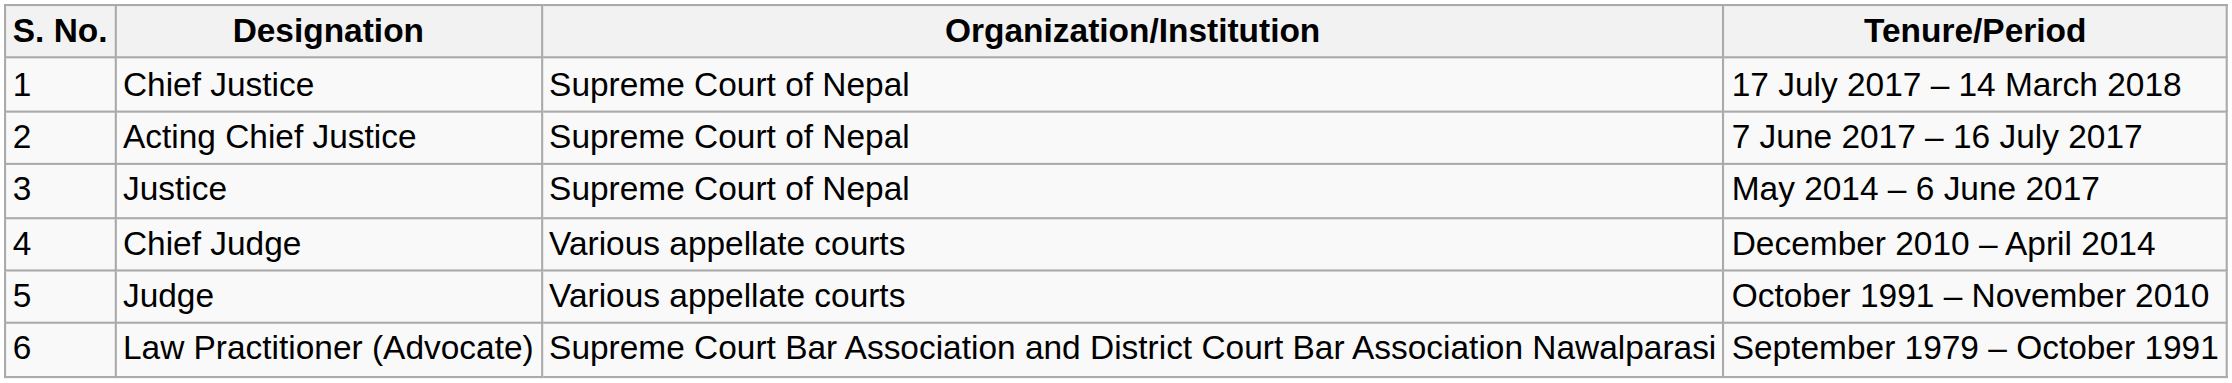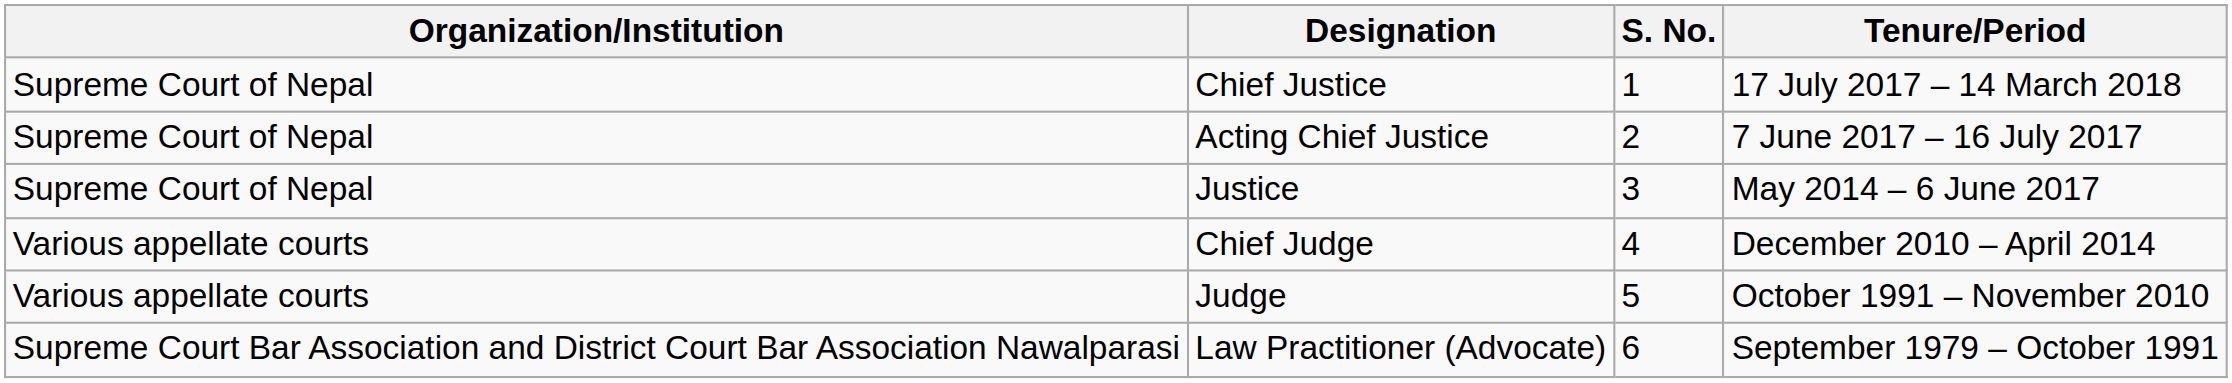columns swapped: (60, 31) <-> (1133, 31)
